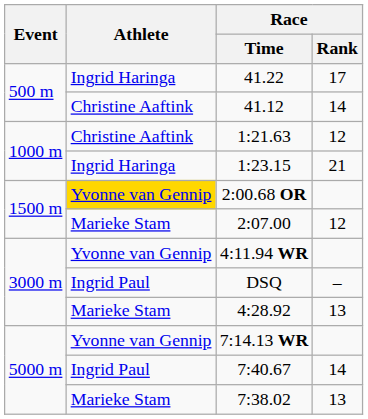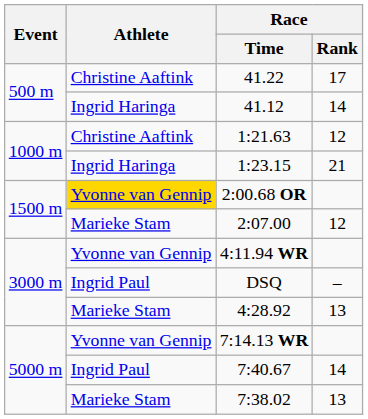(123, 77) Ingrid Haringa -> (132, 77) Christine Aaftink
(132, 107) Christine Aaftink -> (123, 107) Ingrid Haringa
